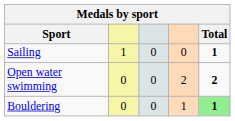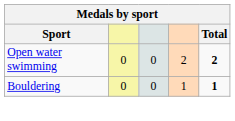- row: (24, 53)
(214, 106) lightgreen background -> (214, 86) no background
